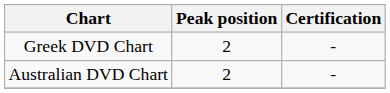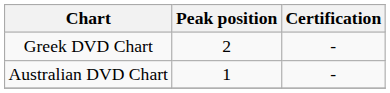(227, 74) 2 -> (227, 74) 1
